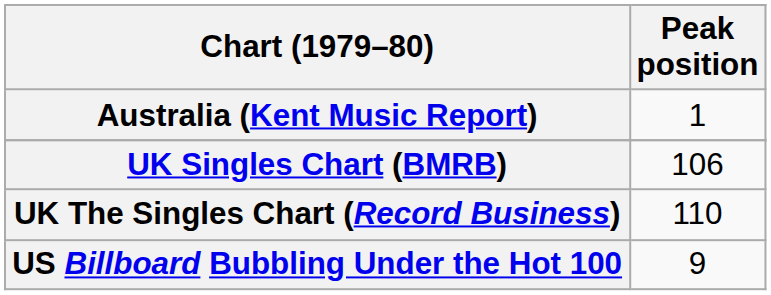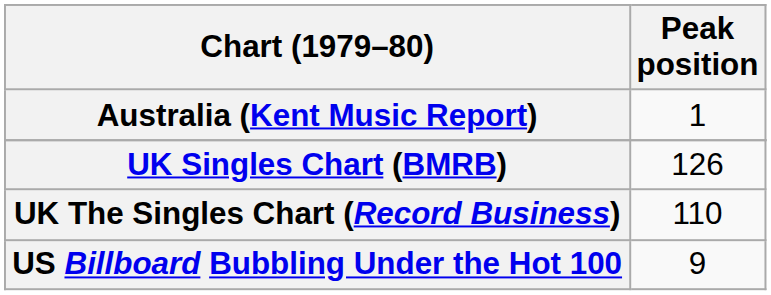(697, 164) 106 -> (697, 164) 126
